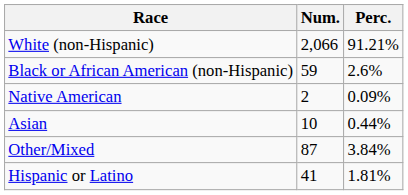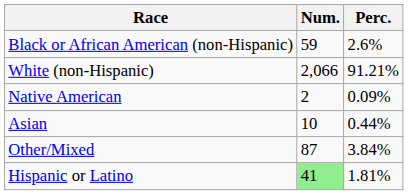rows swapped: (81, 44) <-> (151, 70)
(309, 176) no background -> (309, 176) lightgreen background
